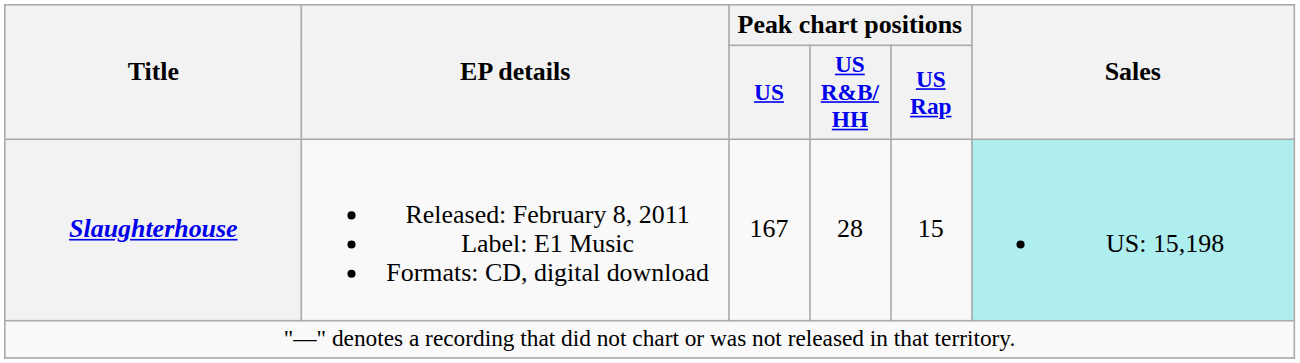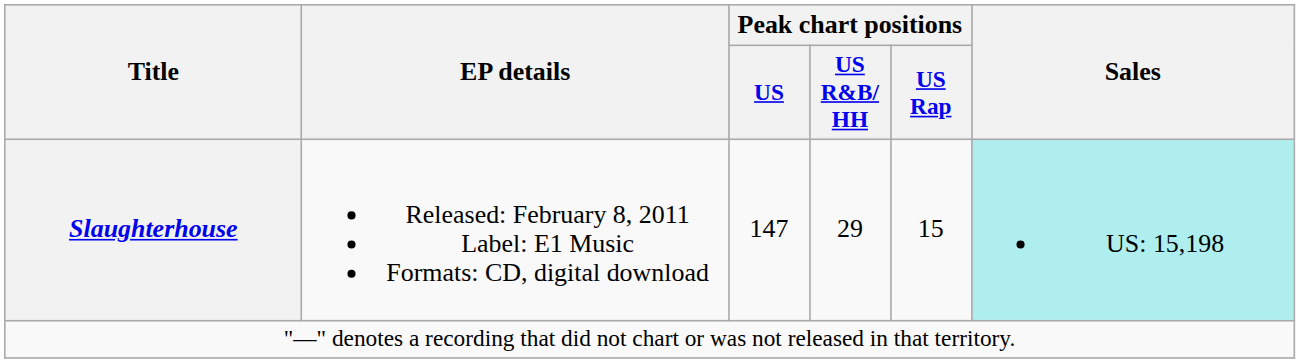(769, 229) 167 -> (769, 229) 147
(850, 229) 28 -> (850, 229) 29
